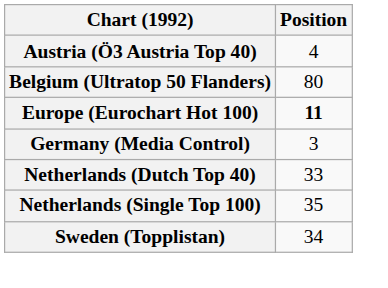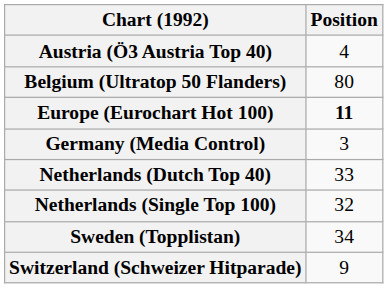(314, 205) 35 -> (344, 205) 32
+ row: (155, 267)
